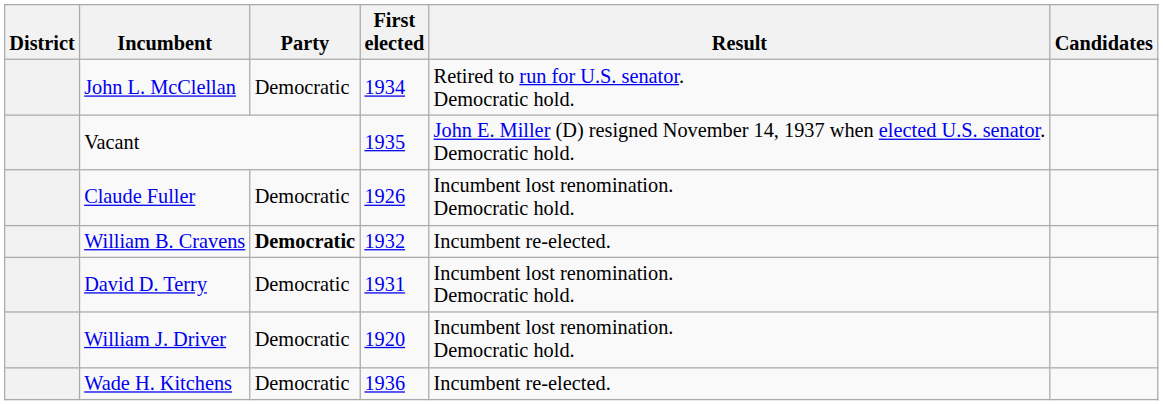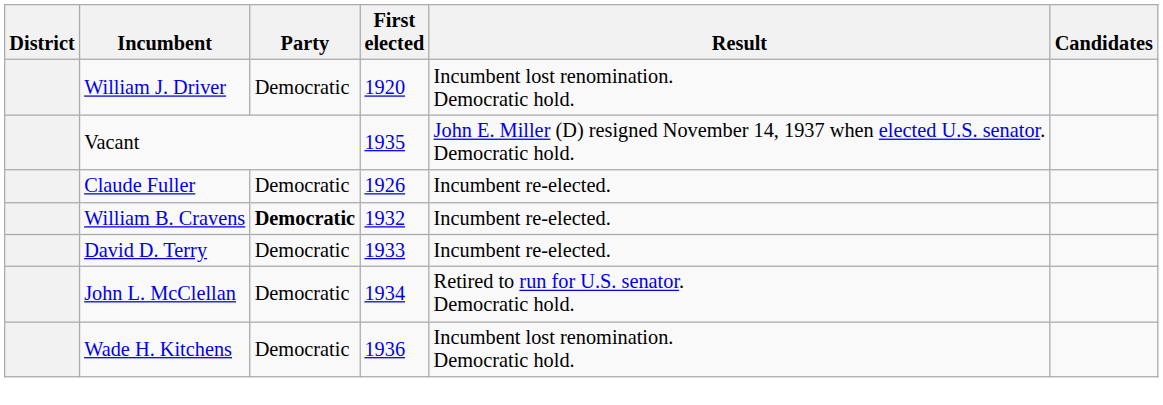rows swapped: (155, 339) <-> (160, 87)
(554, 197) Incumbent lost renomination. Democratic hold. -> (522, 185) Incumbent re-elected.
(385, 284) 1931 -> (385, 250) 1933
(554, 284) Incumbent lost renomination. Democratic hold. -> (522, 250) Incumbent re-elected.
(522, 383) Incumbent re-elected. -> (554, 349) Incumbent lost renomination. Democratic hold.
